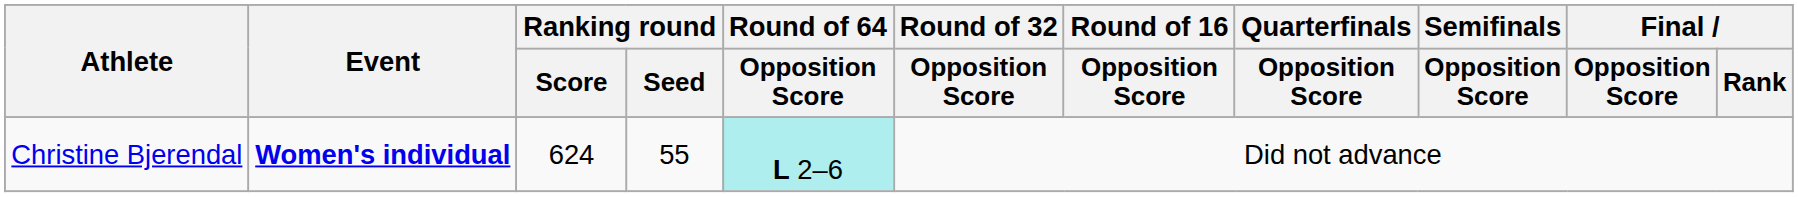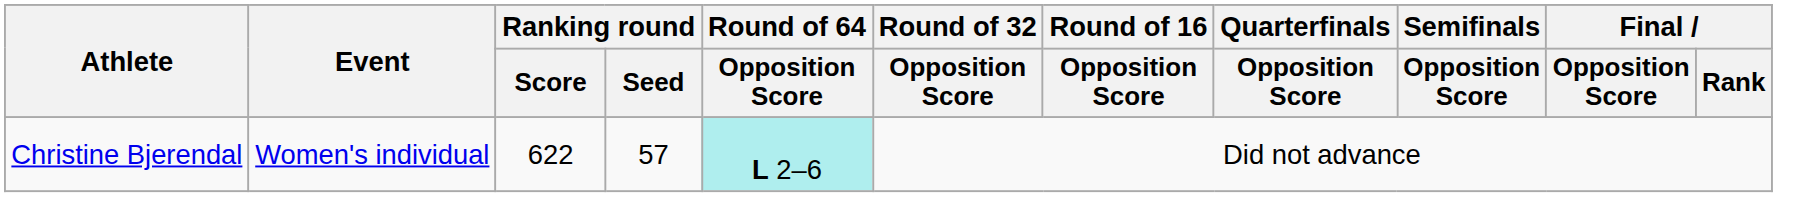(383, 155) bold -> (372, 155) normal
(571, 155) 624 -> (551, 155) 622
(674, 155) 55 -> (653, 155) 57
